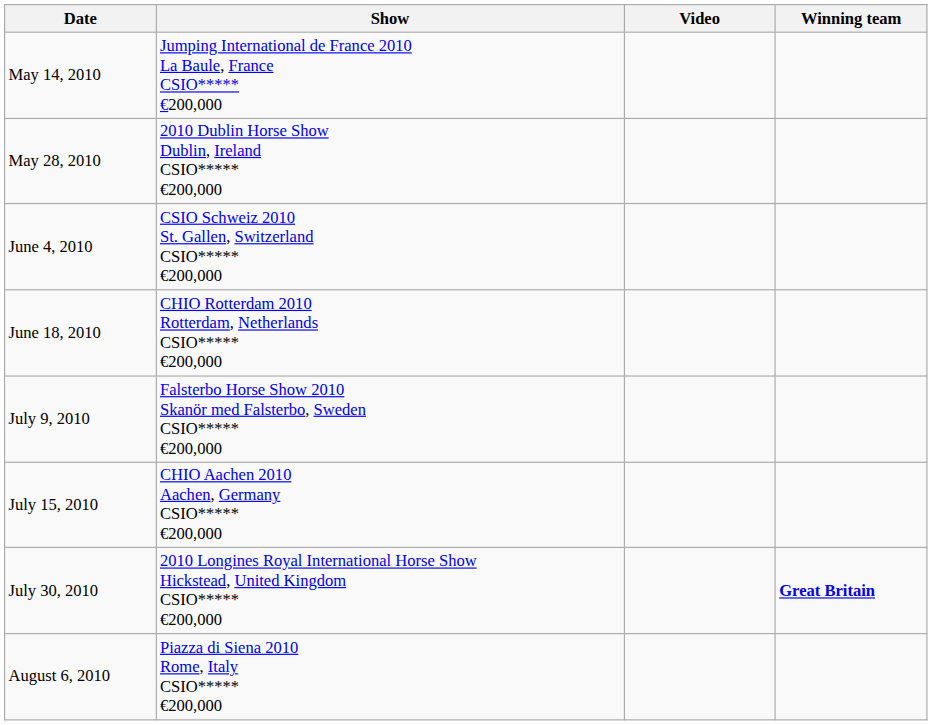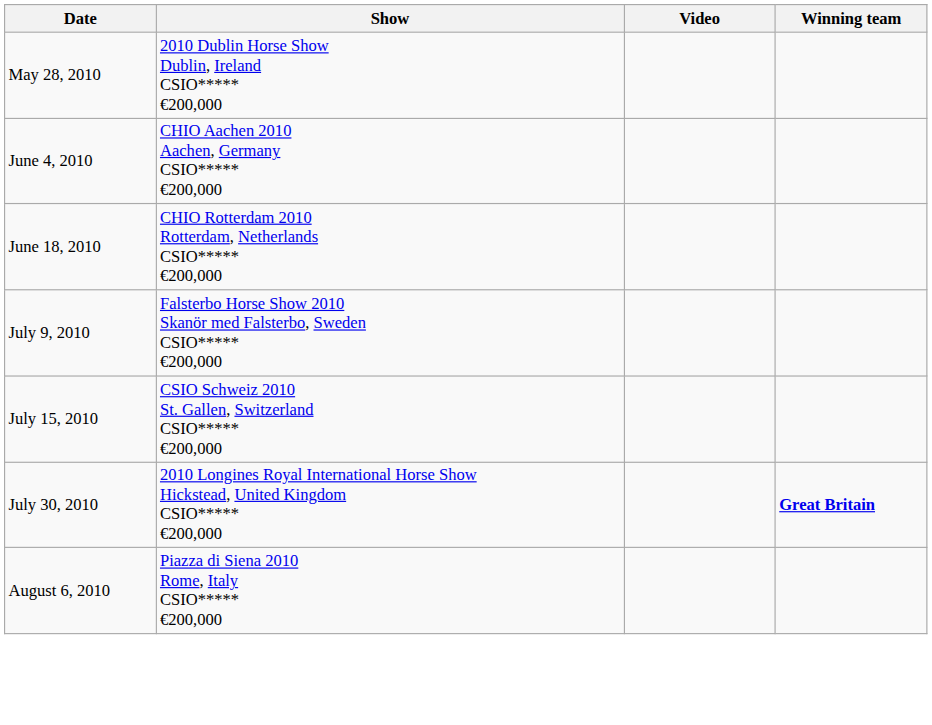- row: (55, 75)
(237, 247) CSIO Schweiz 2010 St. Gallen, Switzerland CSIO***** €200,000 -> (226, 161) CHIO Aachen 2010 Aachen, Germany CSIO***** €200,000
(226, 504) CHIO Aachen 2010 Aachen, Germany CSIO***** €200,000 -> (237, 419) CSIO Schweiz 2010 St. Gallen, Switzerland CSIO***** €200,000
